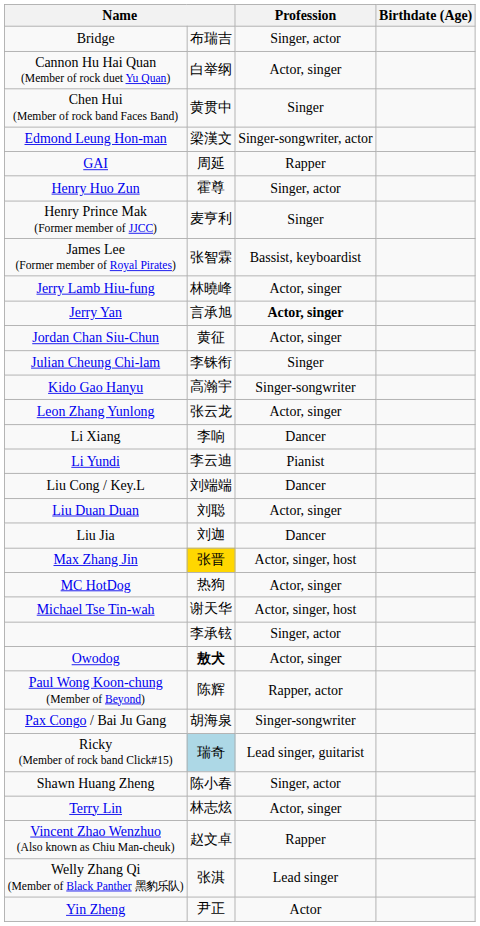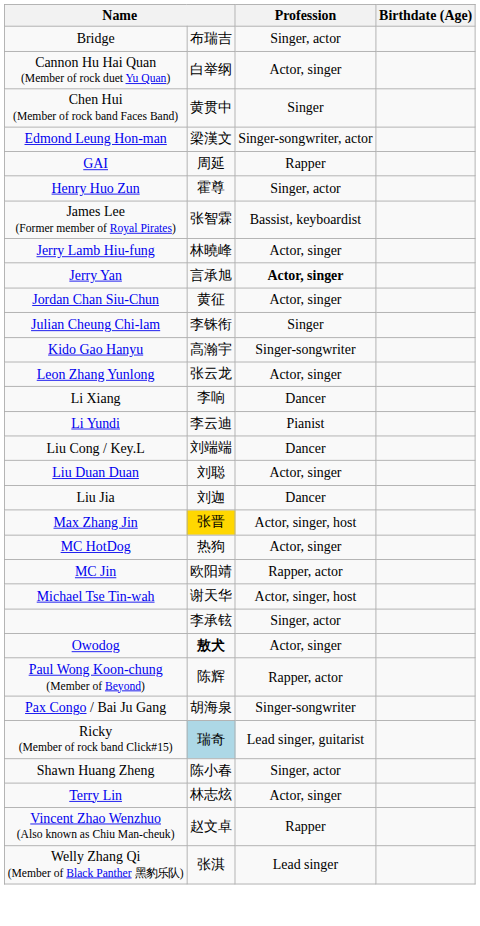- row: (96, 219)
+ row: (96, 571)
- row: (96, 909)
